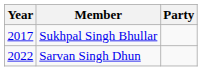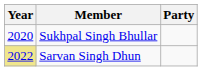(20, 35) 2017 -> (20, 35) 2020
(20, 55) no background -> (20, 55) khaki background
